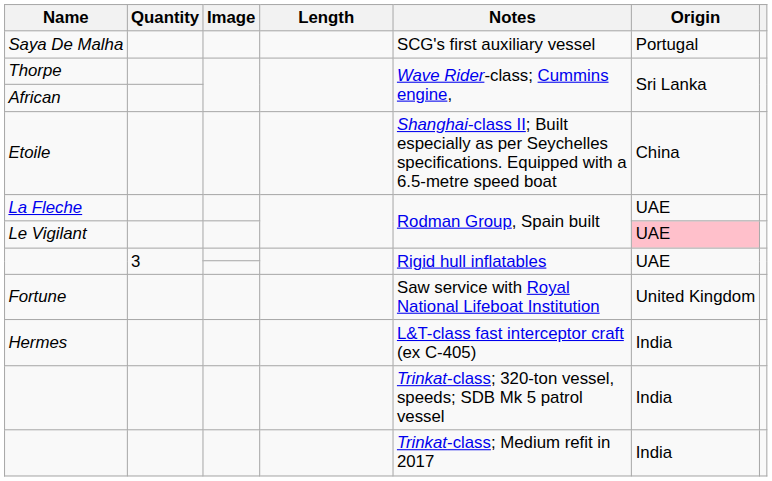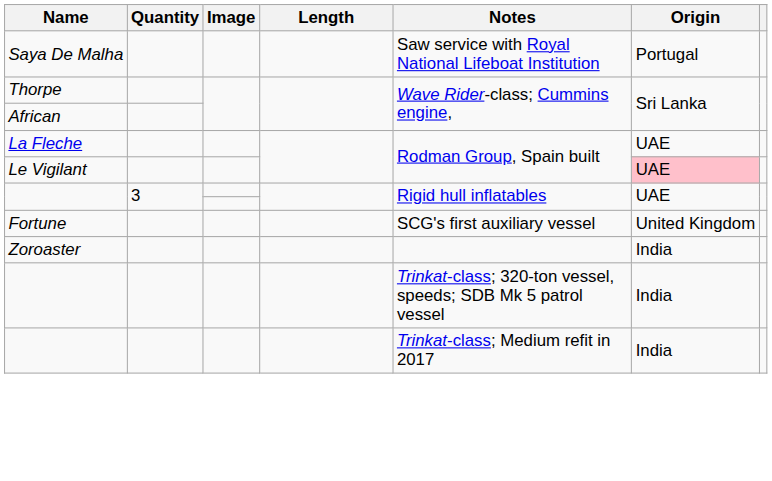(496, 44) SCG's first auxiliary vessel -> (498, 53) Saw service with Royal National Lifeboat Institution
- row: (29, 152)
(498, 297) Saw service with Royal National Lifeboat Institution -> (496, 223) SCG's first auxiliary vessel
+ row: (44, 249)
- row: (38, 342)
